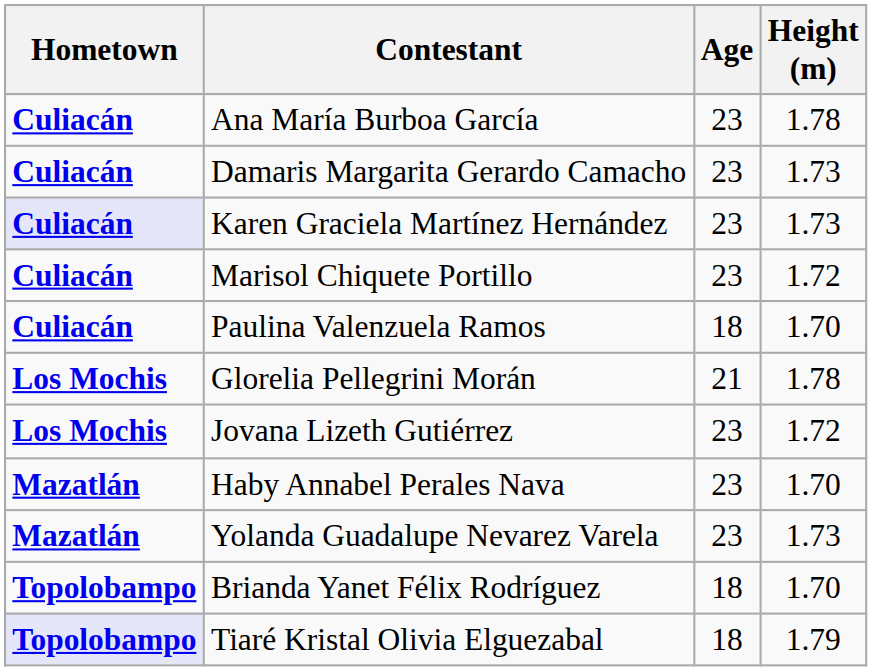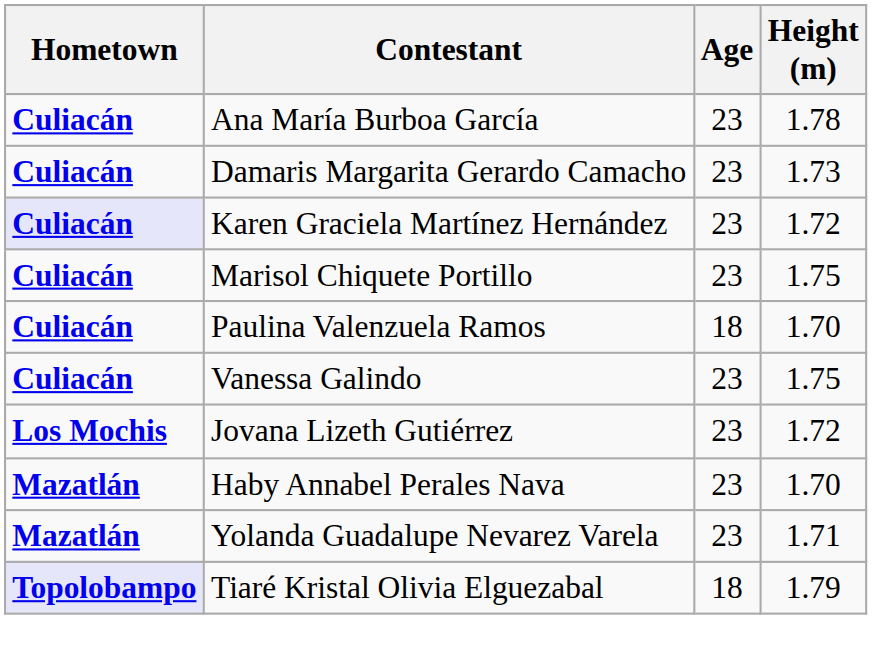(813, 223) 1.73 -> (813, 223) 1.72
(813, 275) 1.72 -> (813, 275) 1.75
+ row: (316, 379)
- row: (373, 379)
(813, 534) 1.73 -> (813, 534) 1.71
- row: (406, 586)
